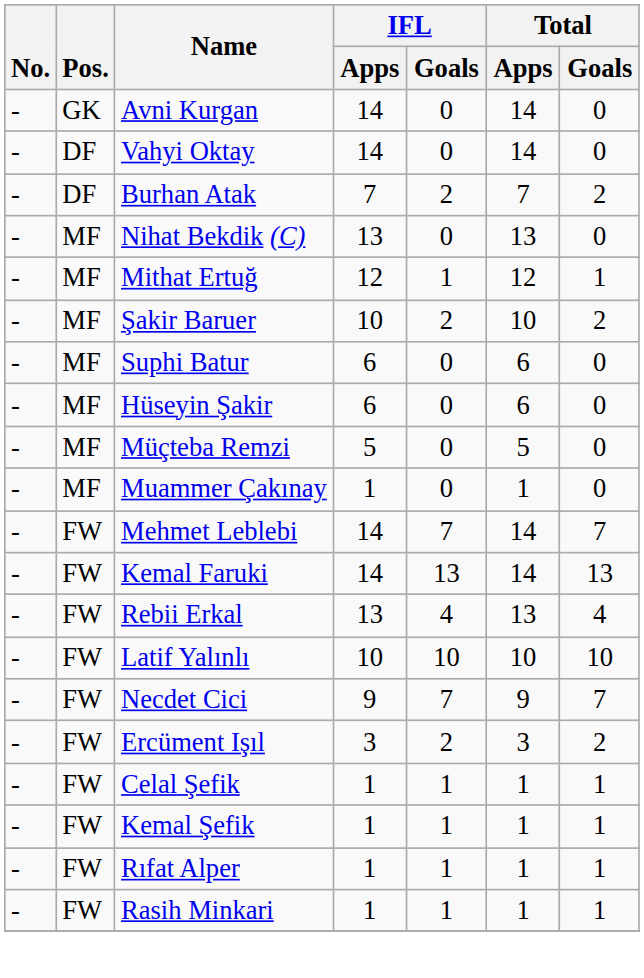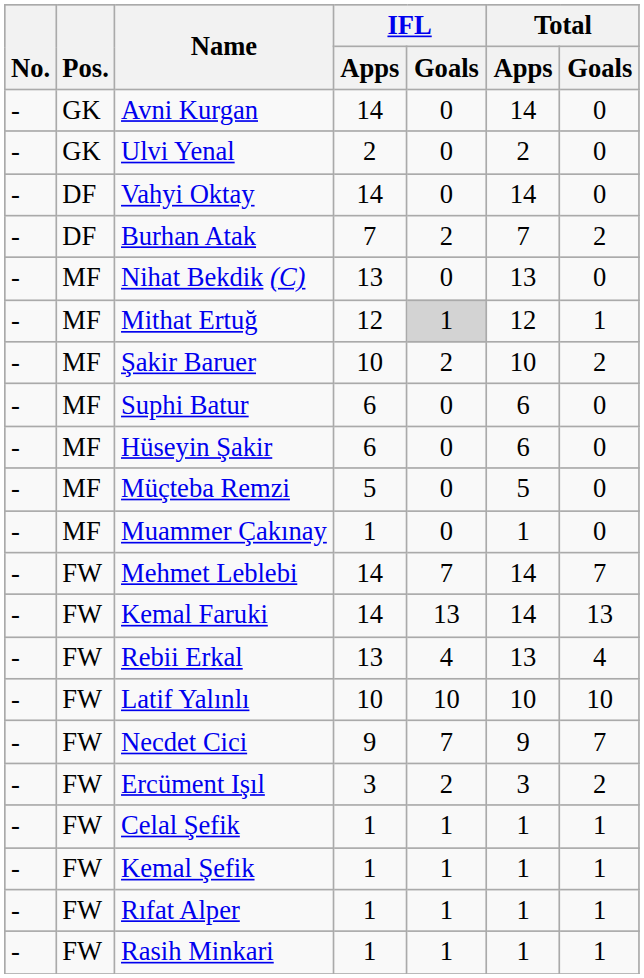+ row: (178, 151)
(446, 278) no background -> (446, 320) lightgrey background
